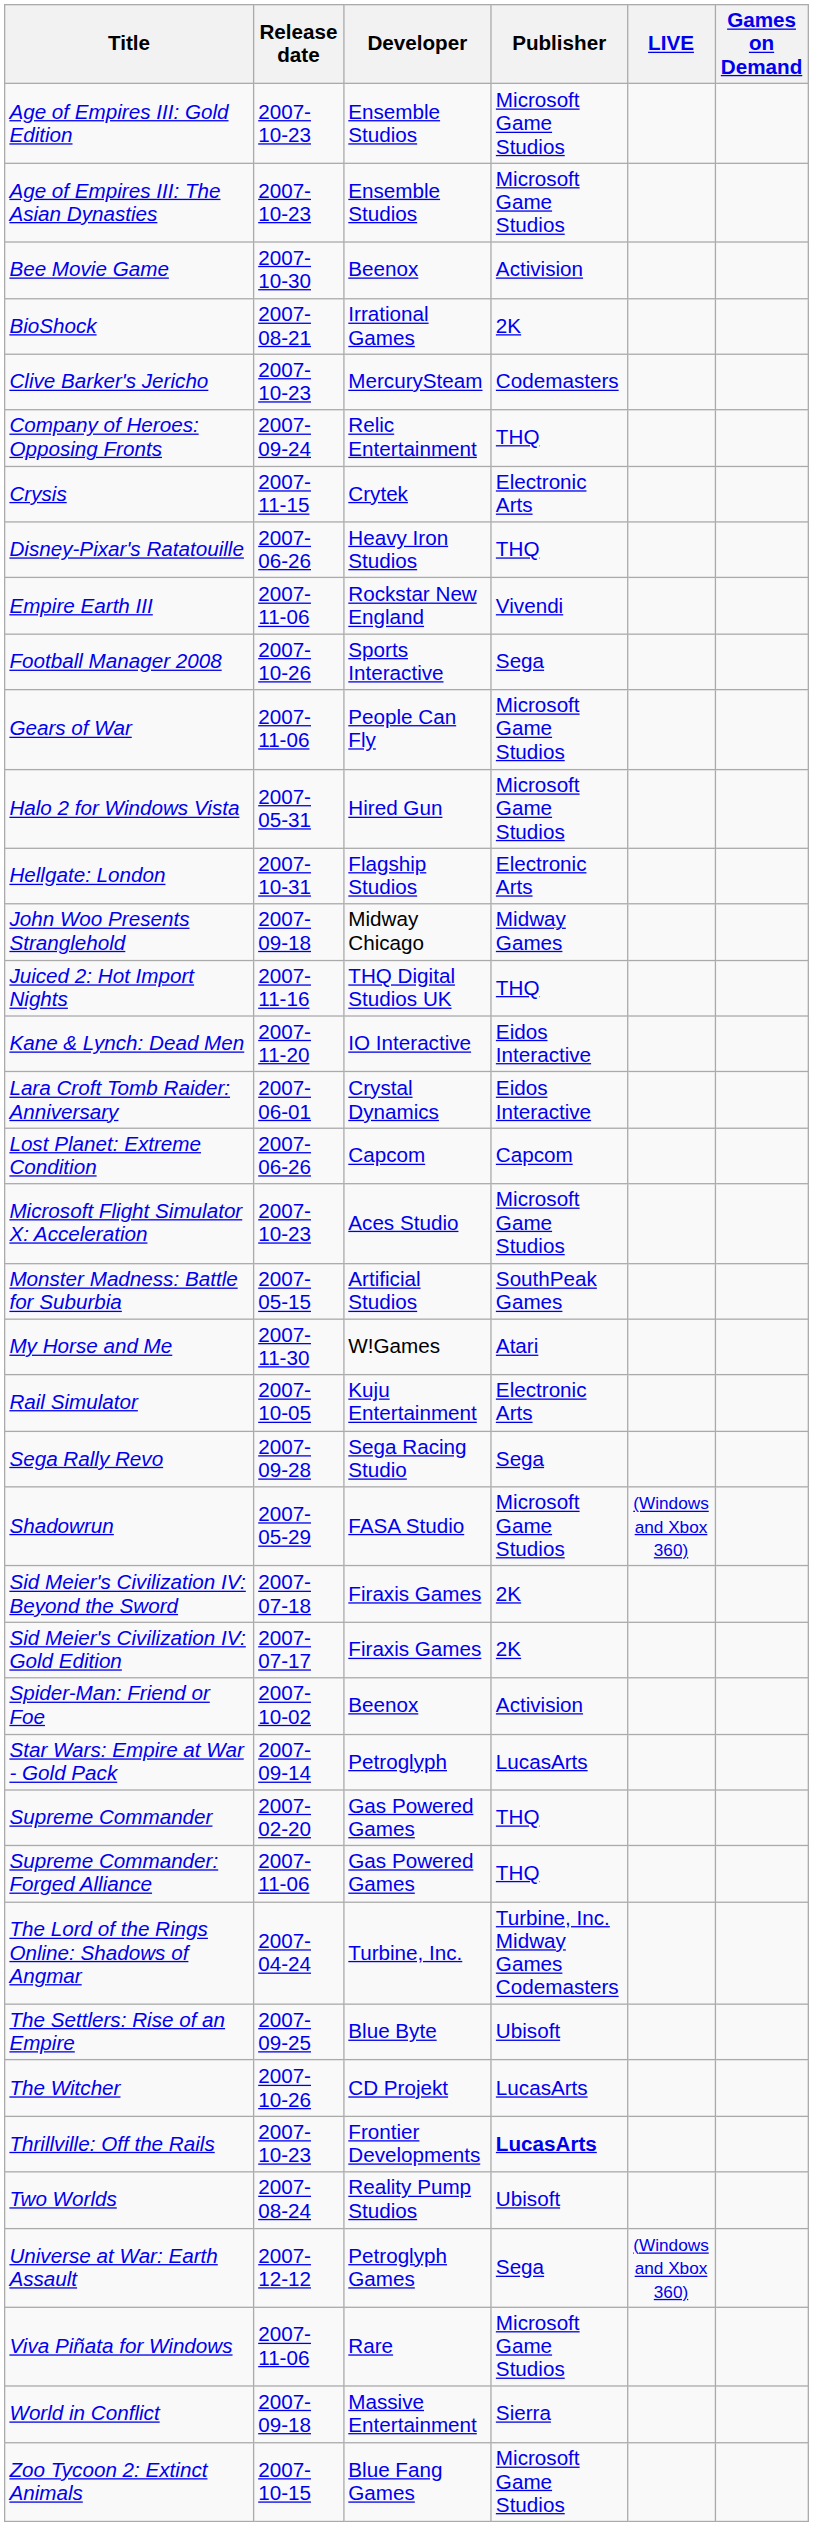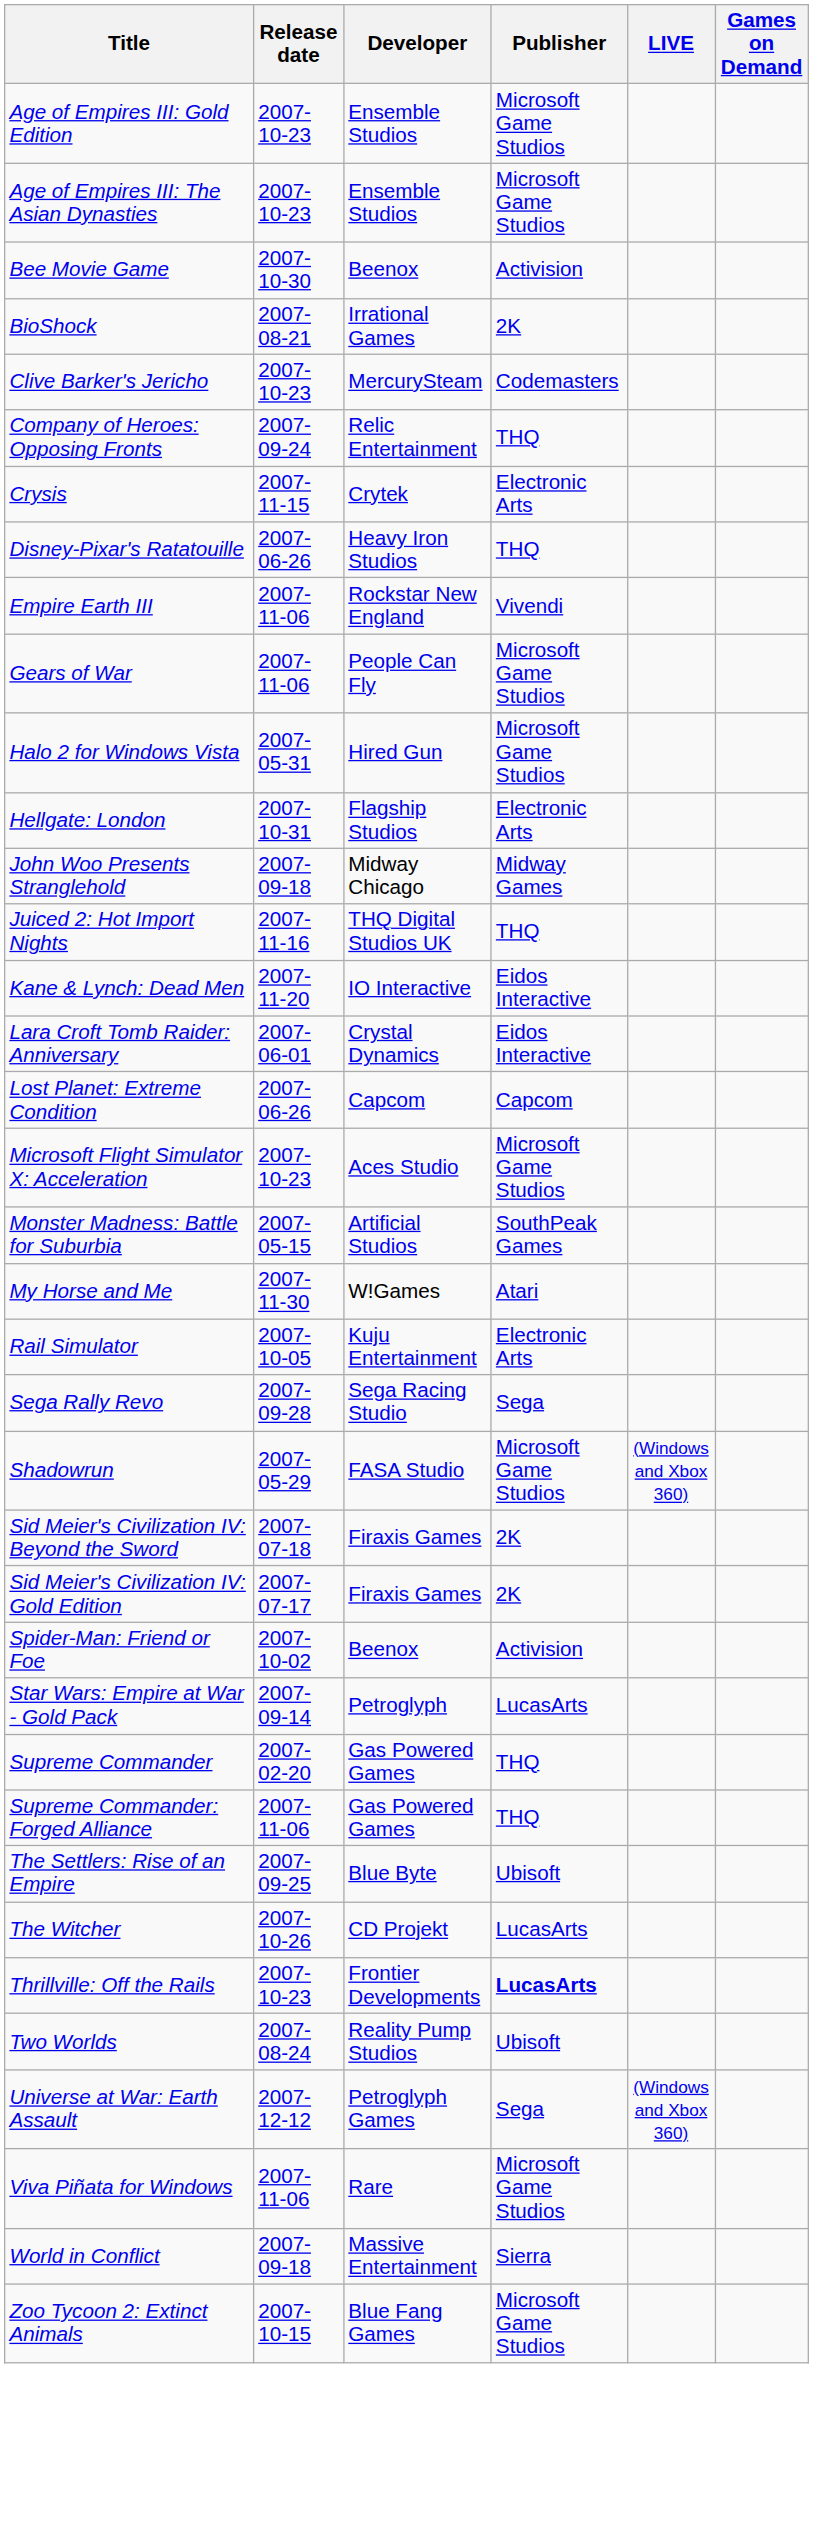- row: (116, 661)
- row: (109, 1952)
